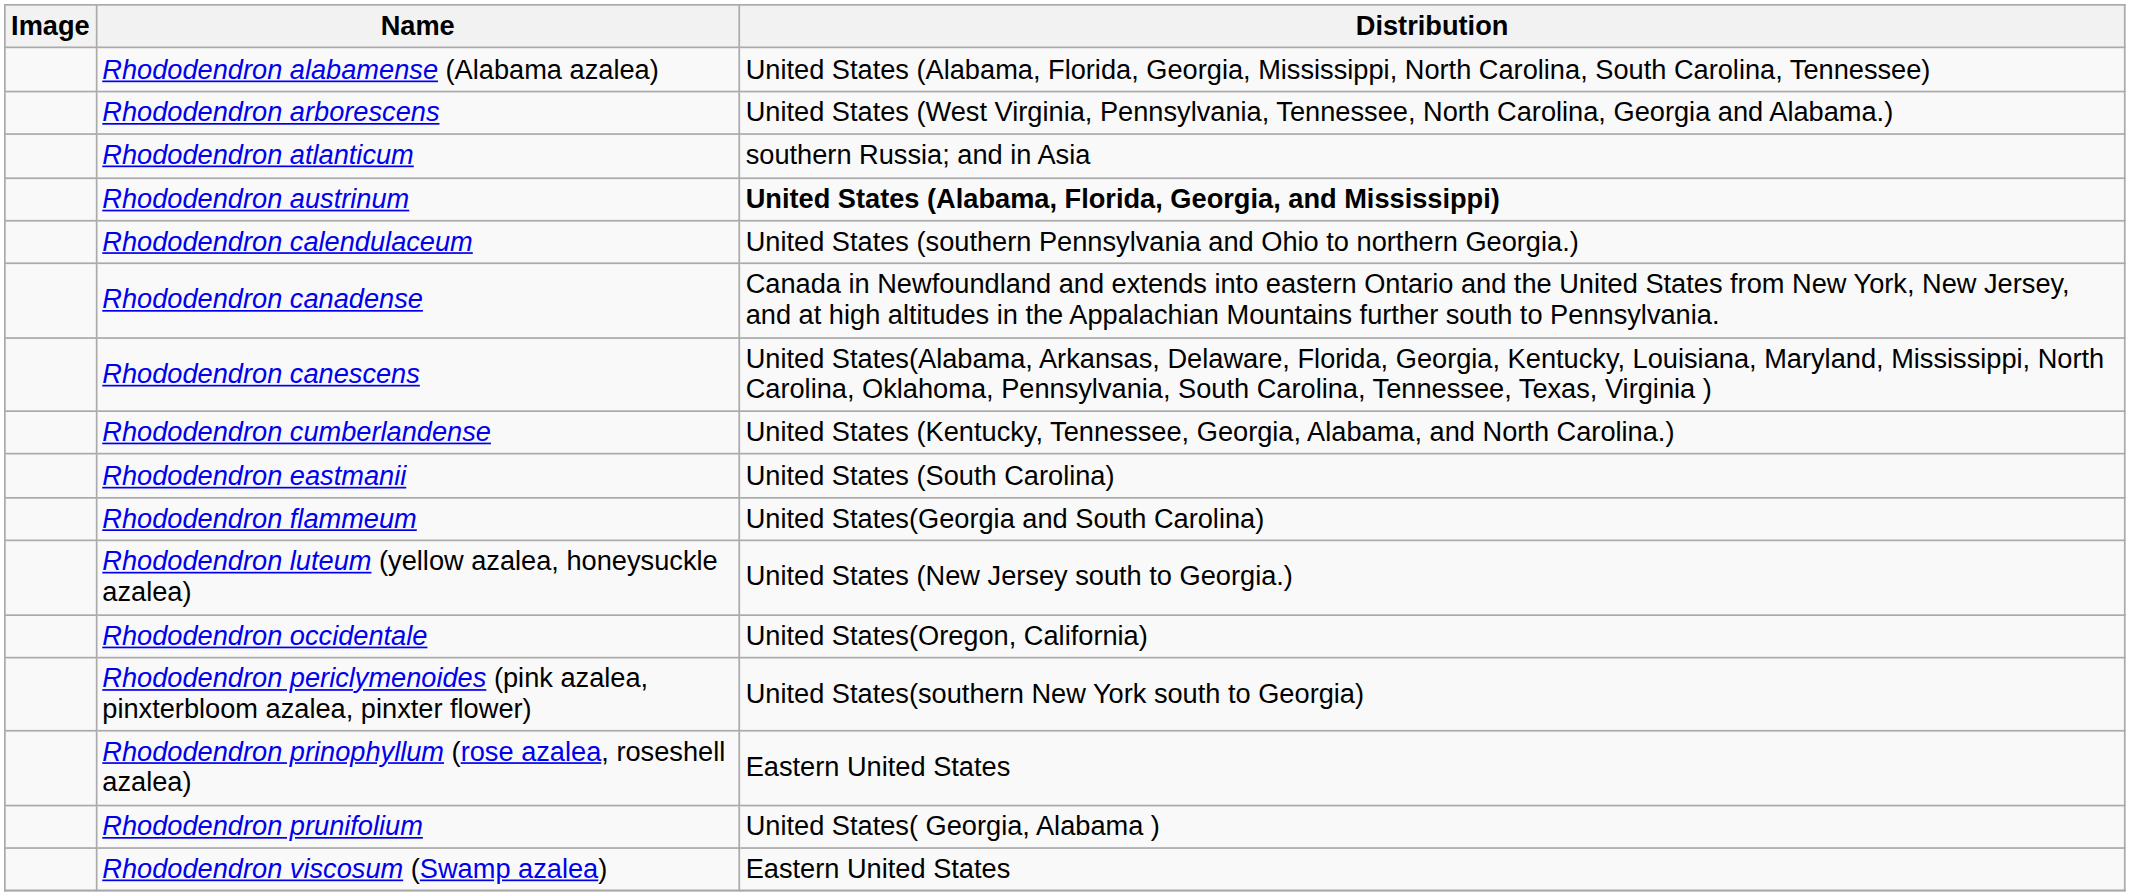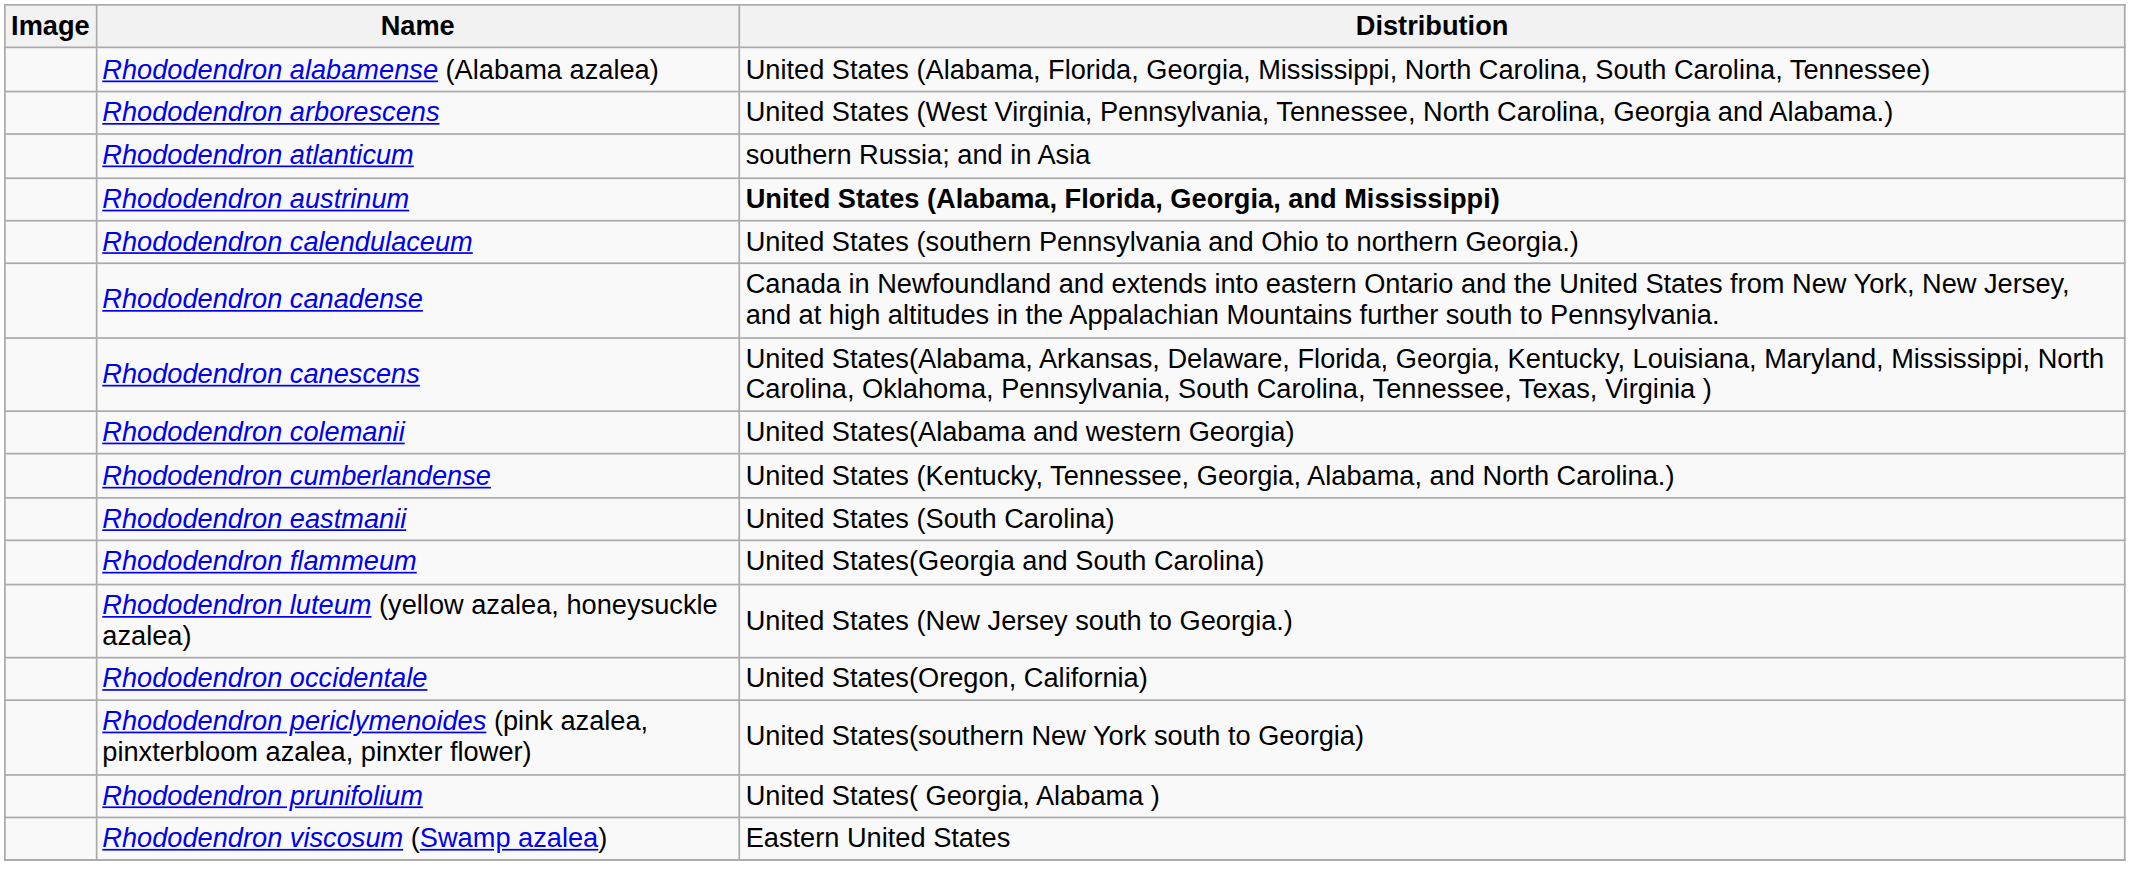+ row: (254, 432)
- row: (414, 767)
